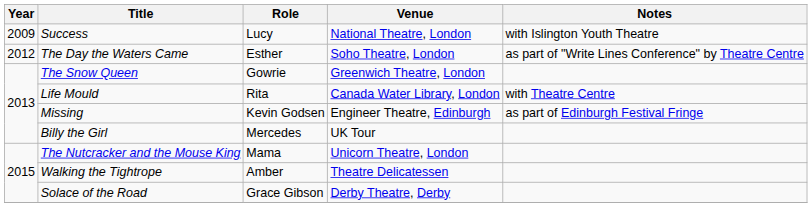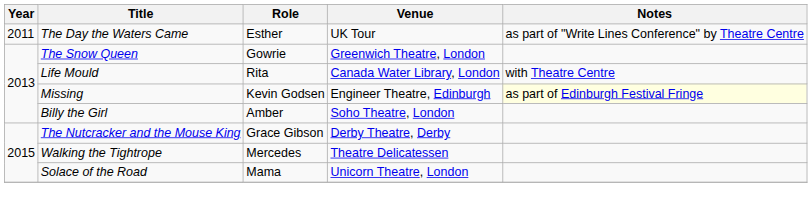- row: (64, 34)
(21, 53) 2012 -> (21, 34) 2011
(392, 53) Soho Theatre, London -> (353, 34) UK Tour
(604, 113) no background -> (604, 93) lightyellow background
(274, 133) Mercedes -> (265, 113) Amber
(353, 133) UK Tour -> (392, 113) Soho Theatre, London
(264, 152) Mama -> (285, 133) Grace Gibson
(399, 152) Unicorn Theatre, London -> (390, 133) Derby Theatre, Derby
(265, 172) Amber -> (274, 152) Mercedes
(285, 192) Grace Gibson -> (264, 172) Mama
(390, 192) Derby Theatre, Derby -> (399, 172) Unicorn Theatre, London
